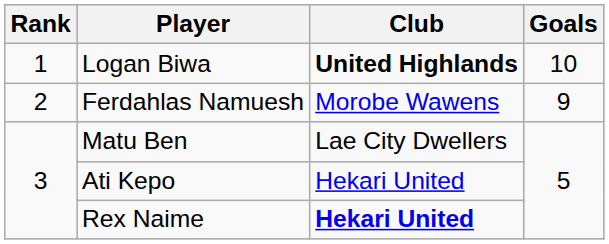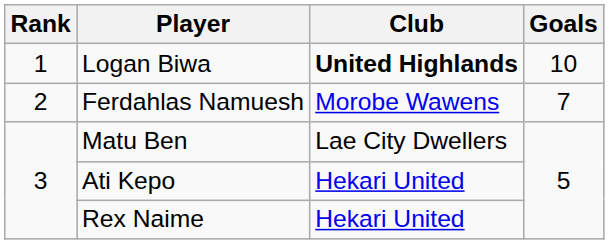(564, 102) 9 -> (564, 102) 7
(395, 219) bold -> (390, 219) normal
